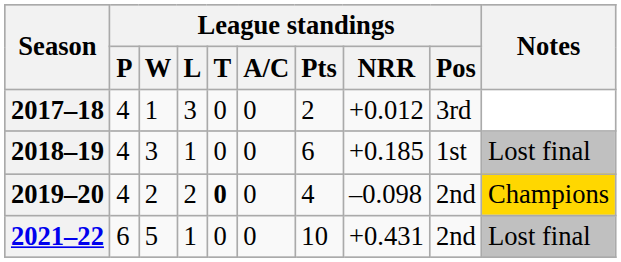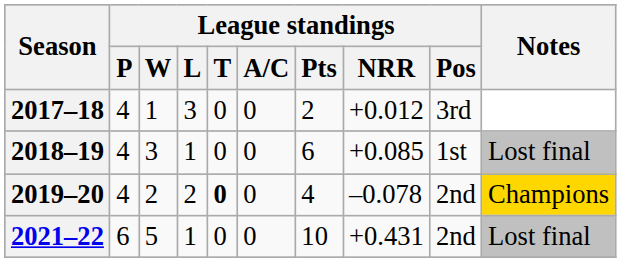(386, 151) +0.185 -> (386, 151) +0.085
(386, 194) –0.098 -> (386, 194) –0.078
